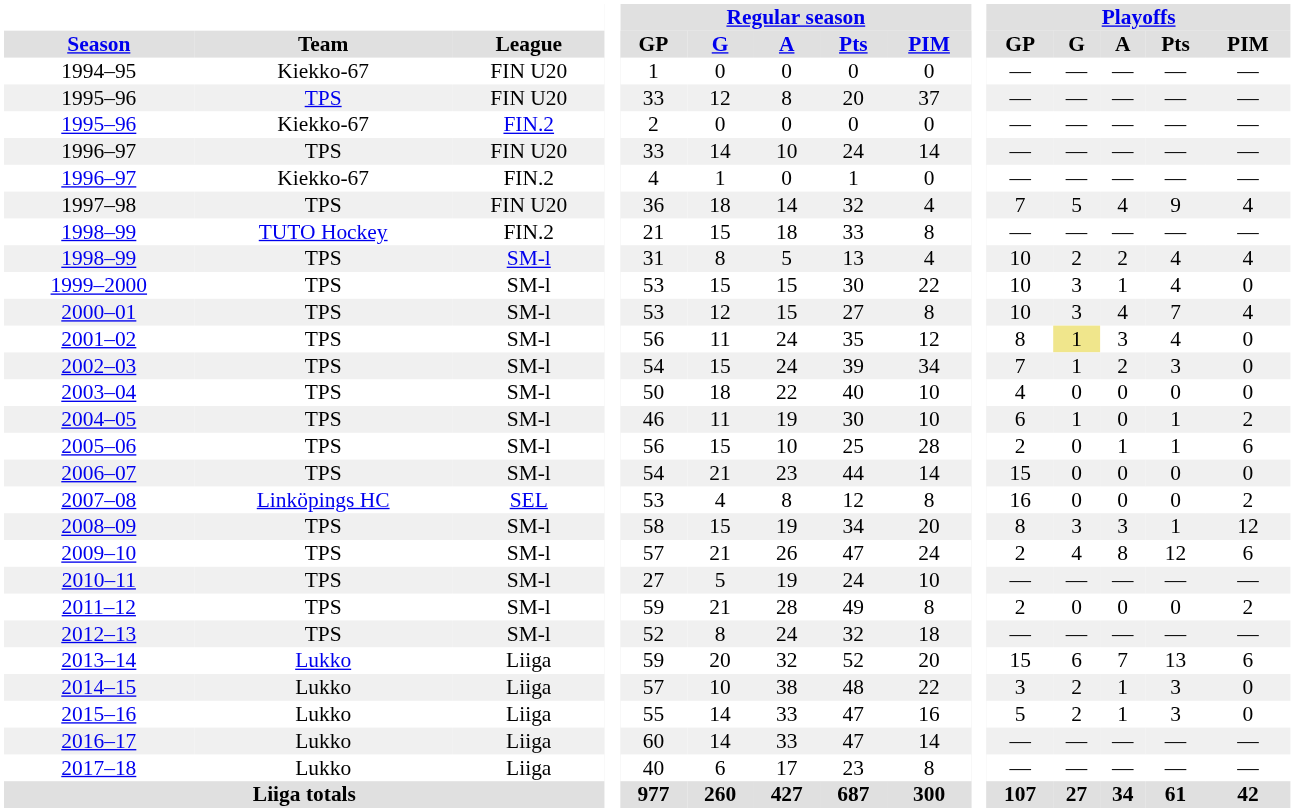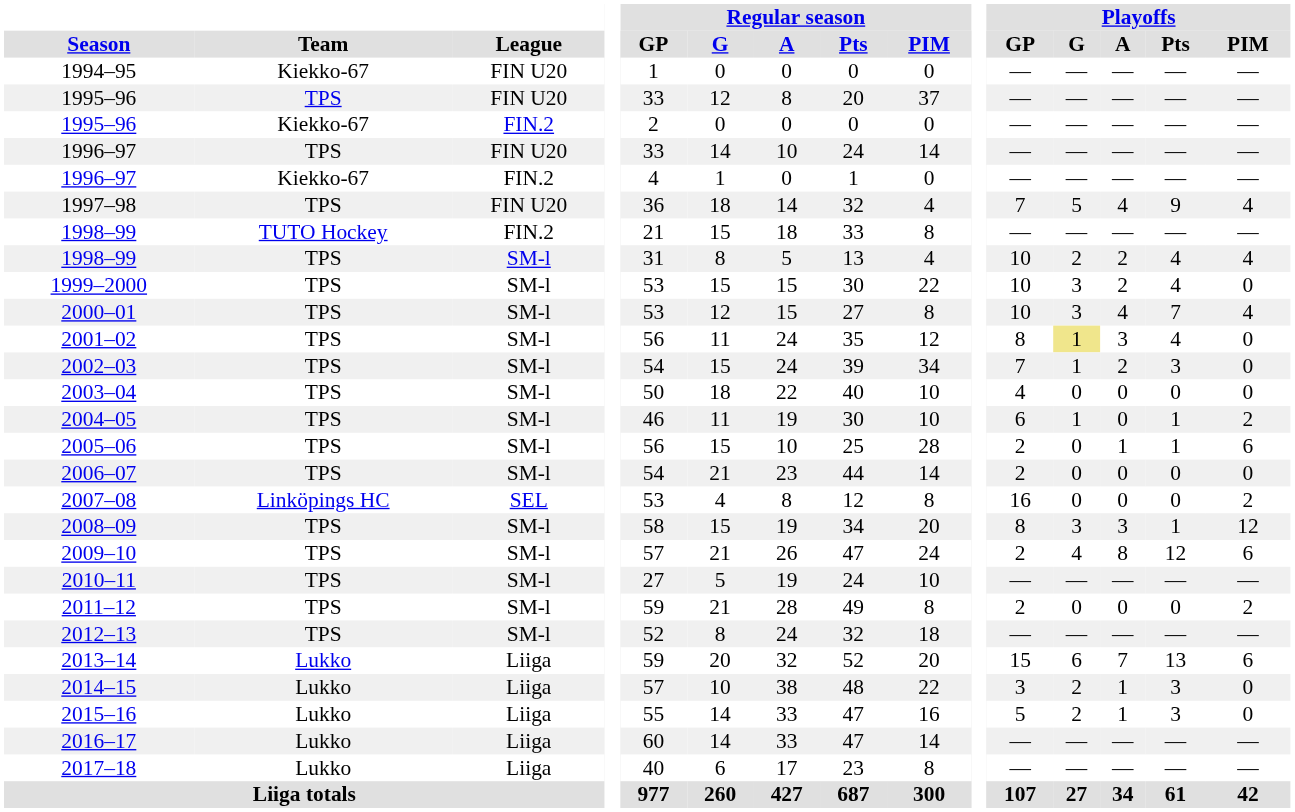(1123, 285) 1 -> (1123, 285) 2
(1020, 472) 15 -> (1020, 472) 2
